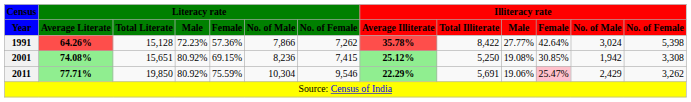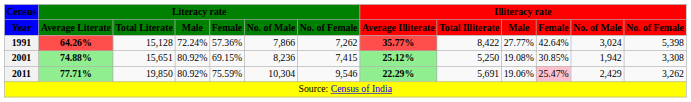(192, 43) 72.23% -> (192, 43) 72.24%
(398, 43) 35.78% -> (398, 43) 35.77%
(76, 58) 74.08% -> (76, 58) 74.88%
